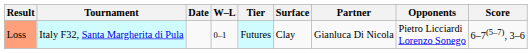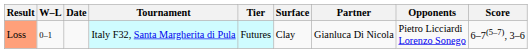columns swapped: (225, 12) <-> (111, 12)
